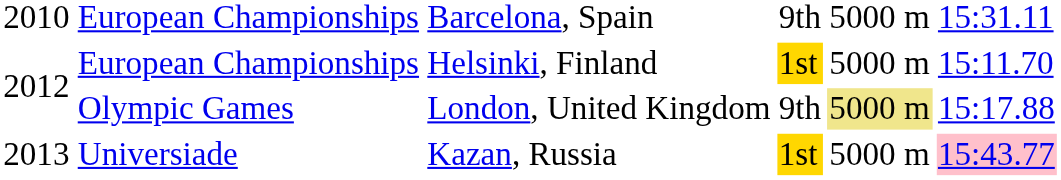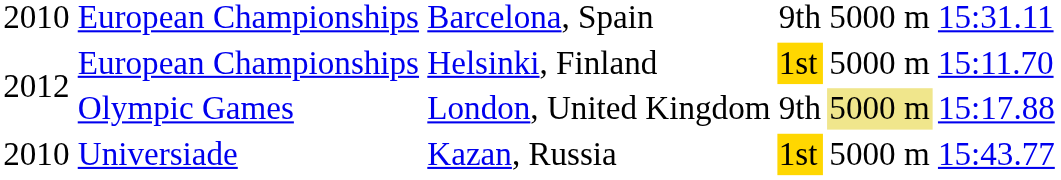(36, 153) 2013 -> (36, 153) 2010
(996, 153) pink background -> (996, 153) no background
